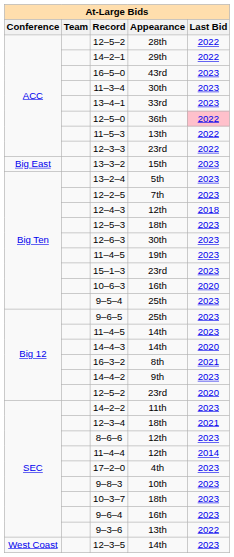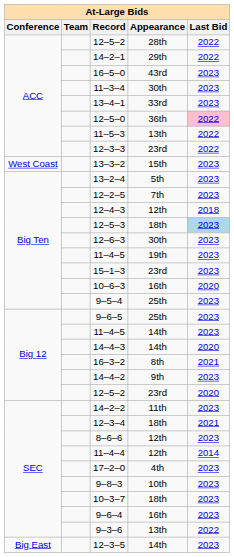(33, 164) Big East -> (33, 164) West Coast
(208, 225) no background -> (208, 225) lightblue background
(33, 544) West Coast -> (33, 544) Big East
